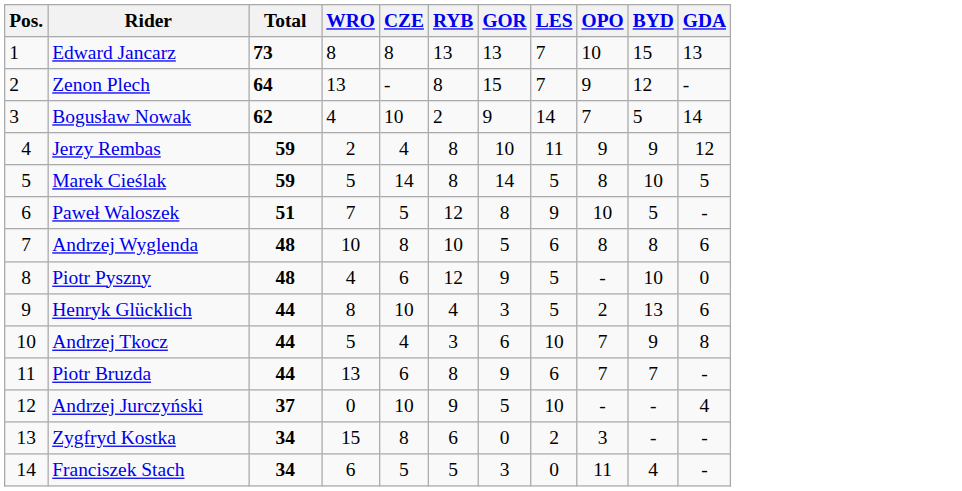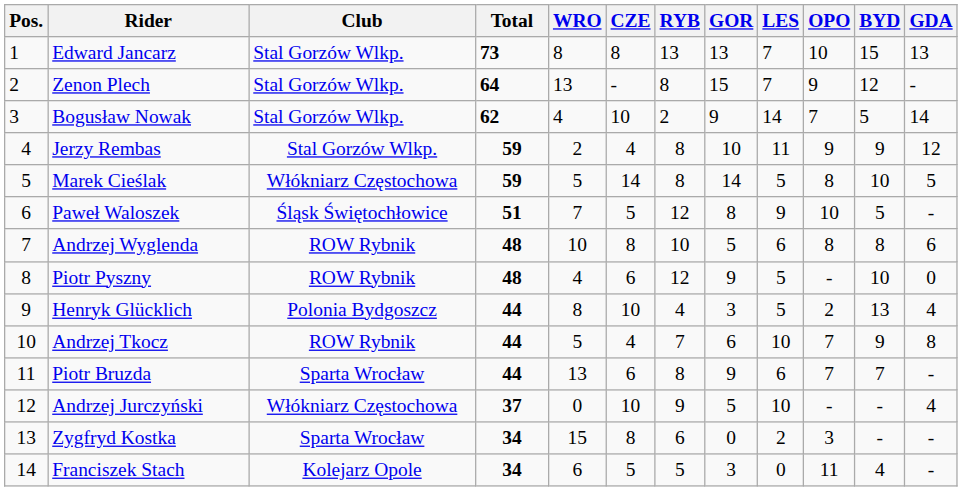+ column: (362, 20)
(704, 309) 6 -> (931, 309) 4
(453, 341) 3 -> (680, 341) 7
